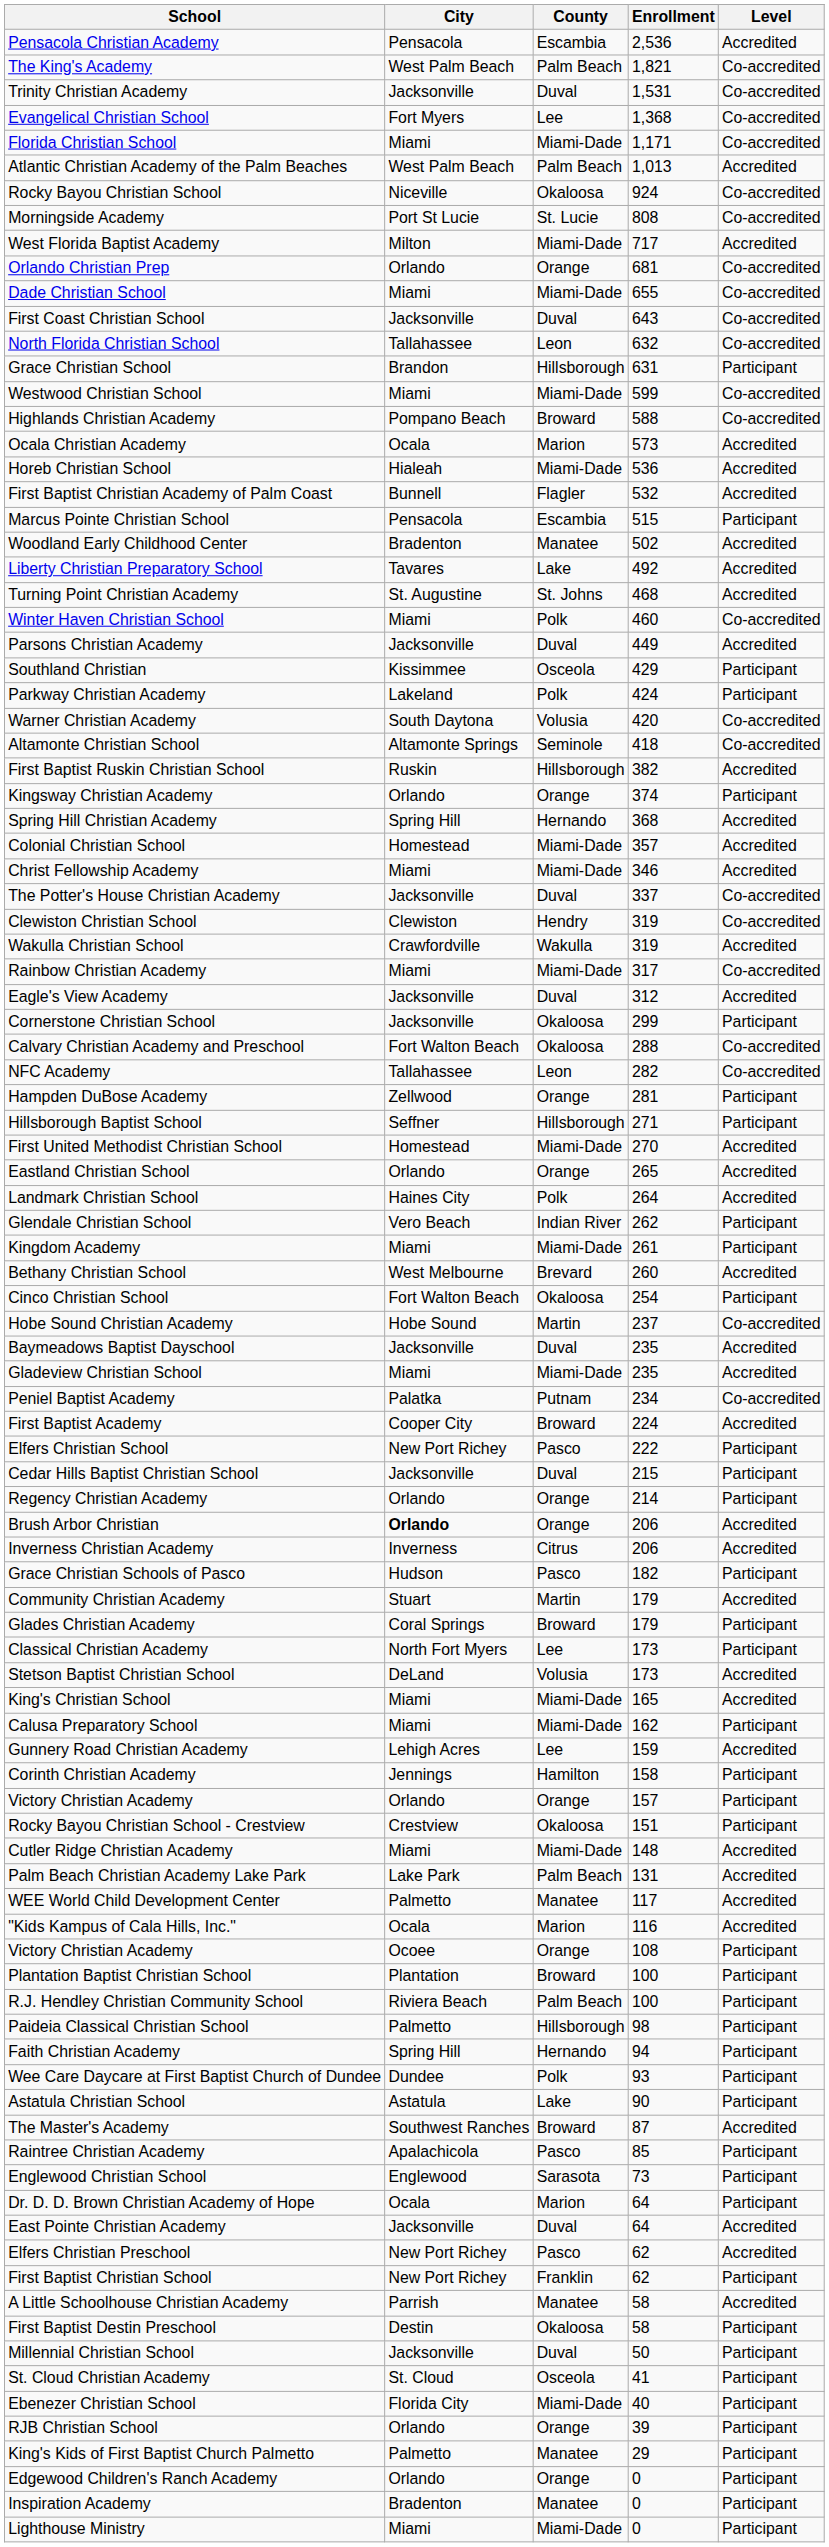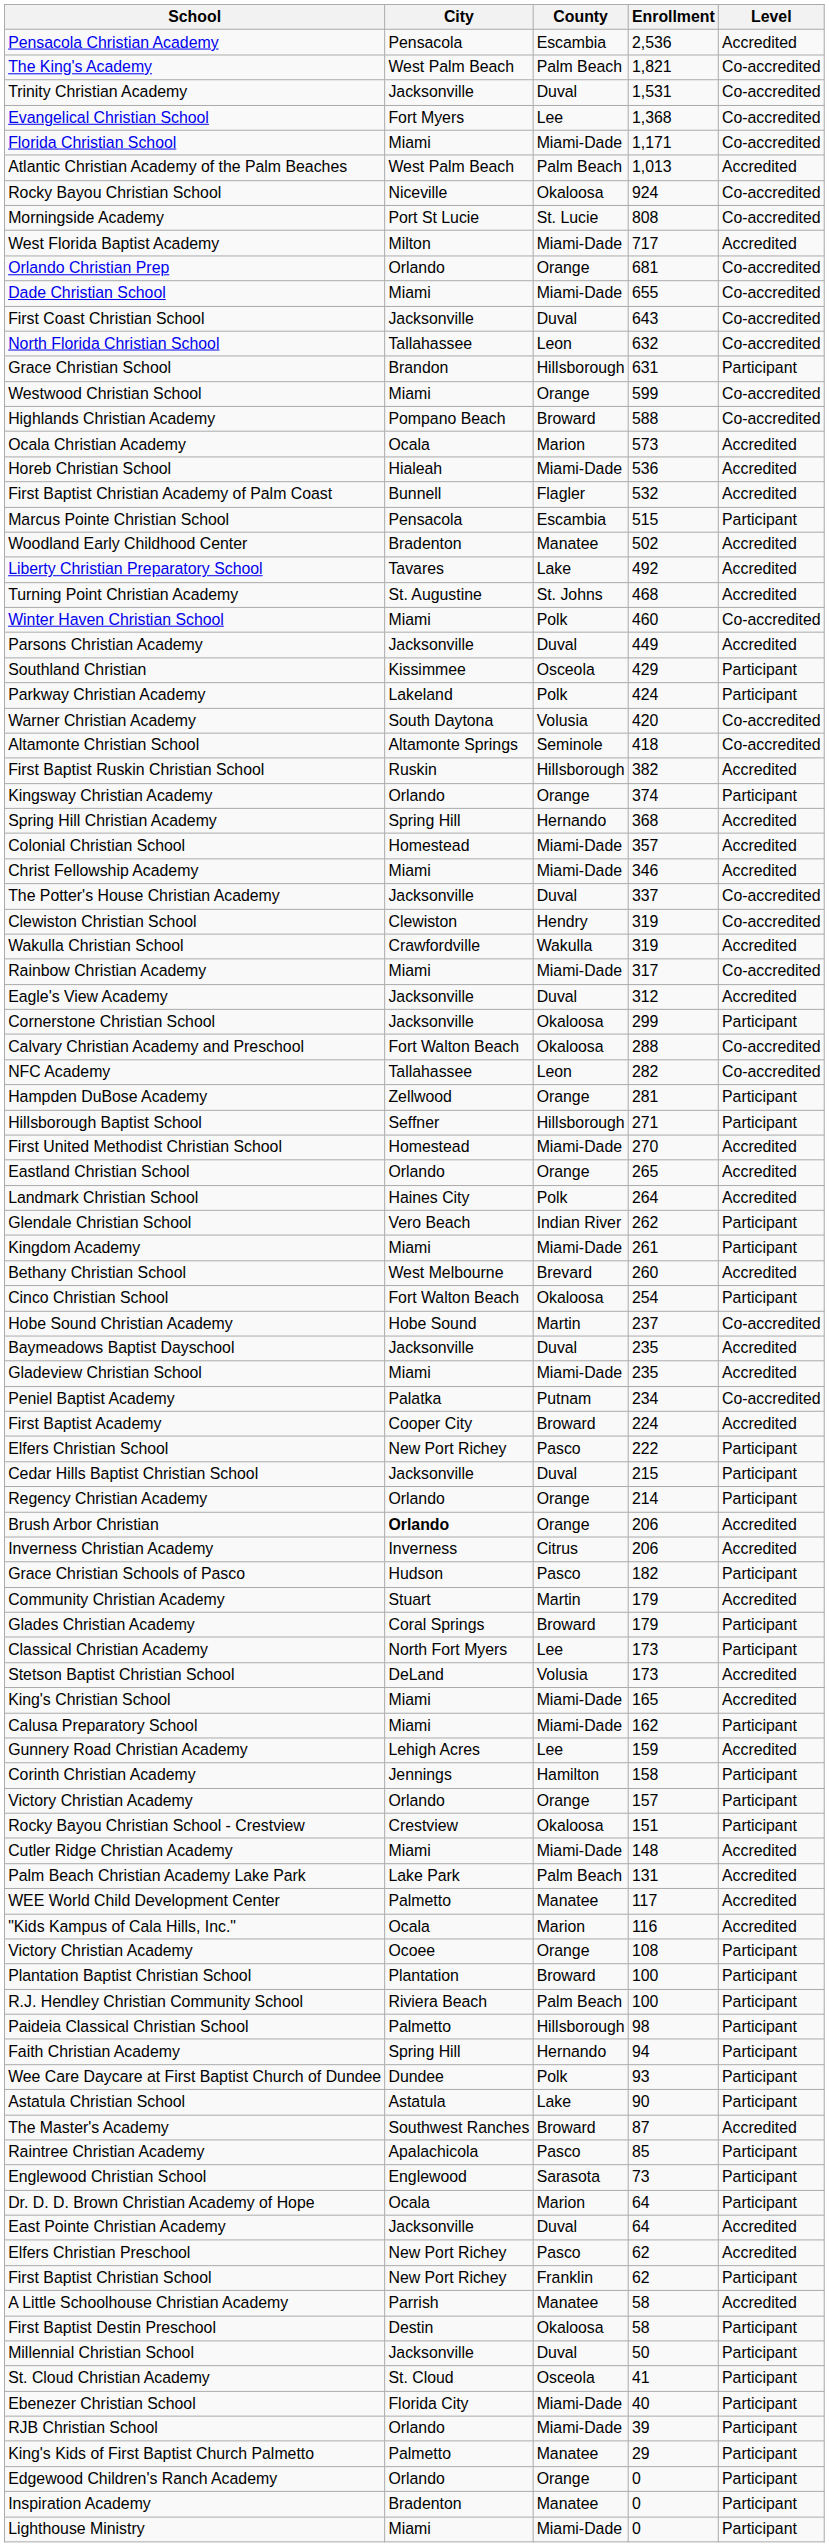(579, 393) Miami-Dade -> (563, 393) Orange
(563, 2428) Orange -> (579, 2428) Miami-Dade
